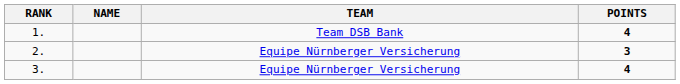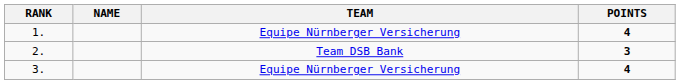(360, 32) Team DSB Bank -> (360, 32) Equipe Nürnberger Versicherung
(360, 51) Equipe Nürnberger Versicherung -> (360, 51) Team DSB Bank
